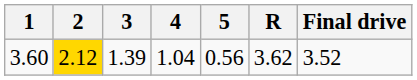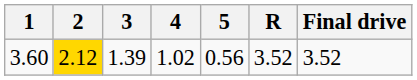(176, 57) 1.04 -> (176, 57) 1.02
(273, 57) 3.62 -> (273, 57) 3.52
